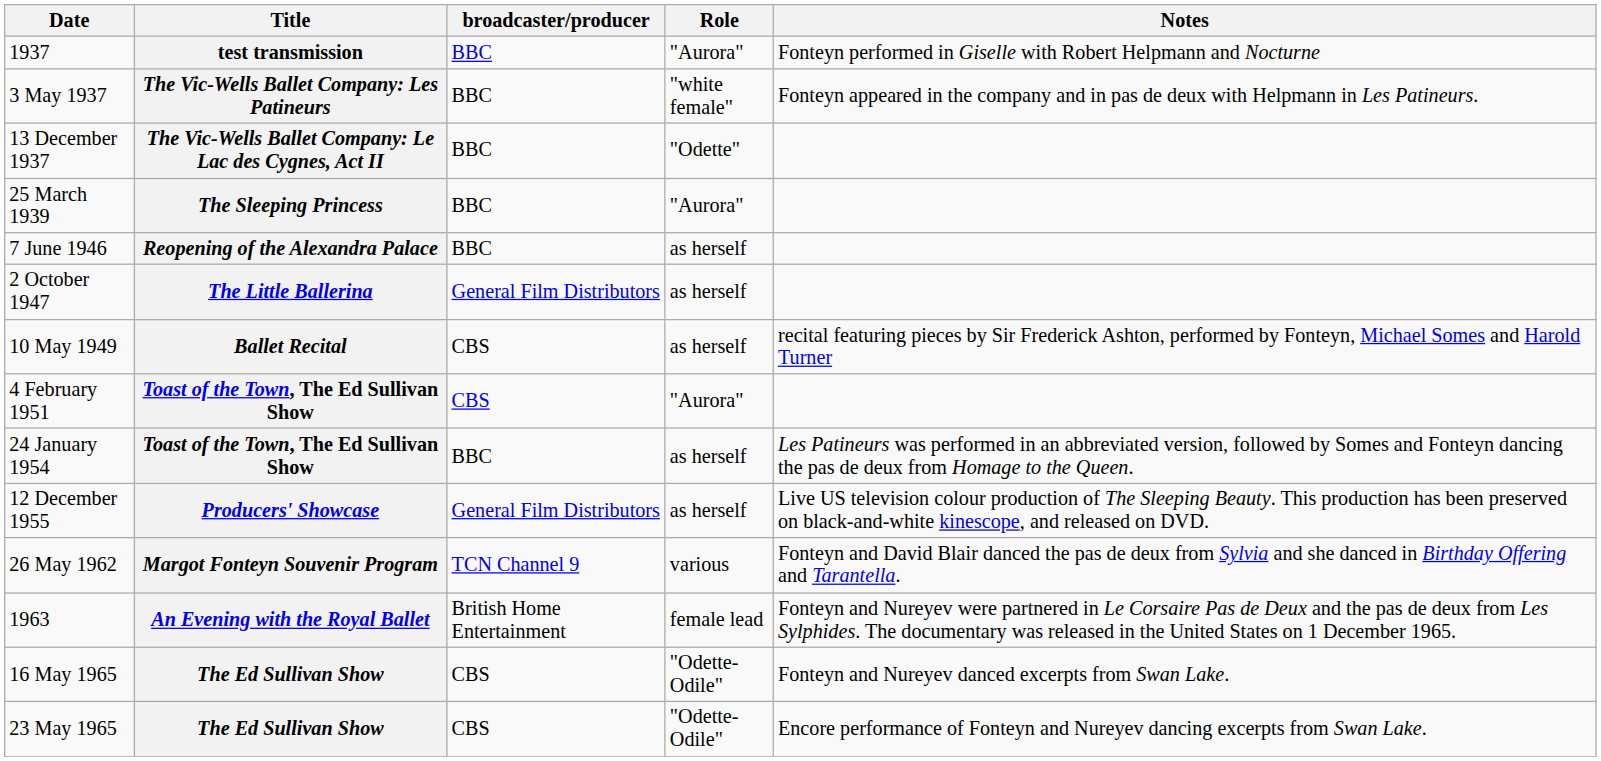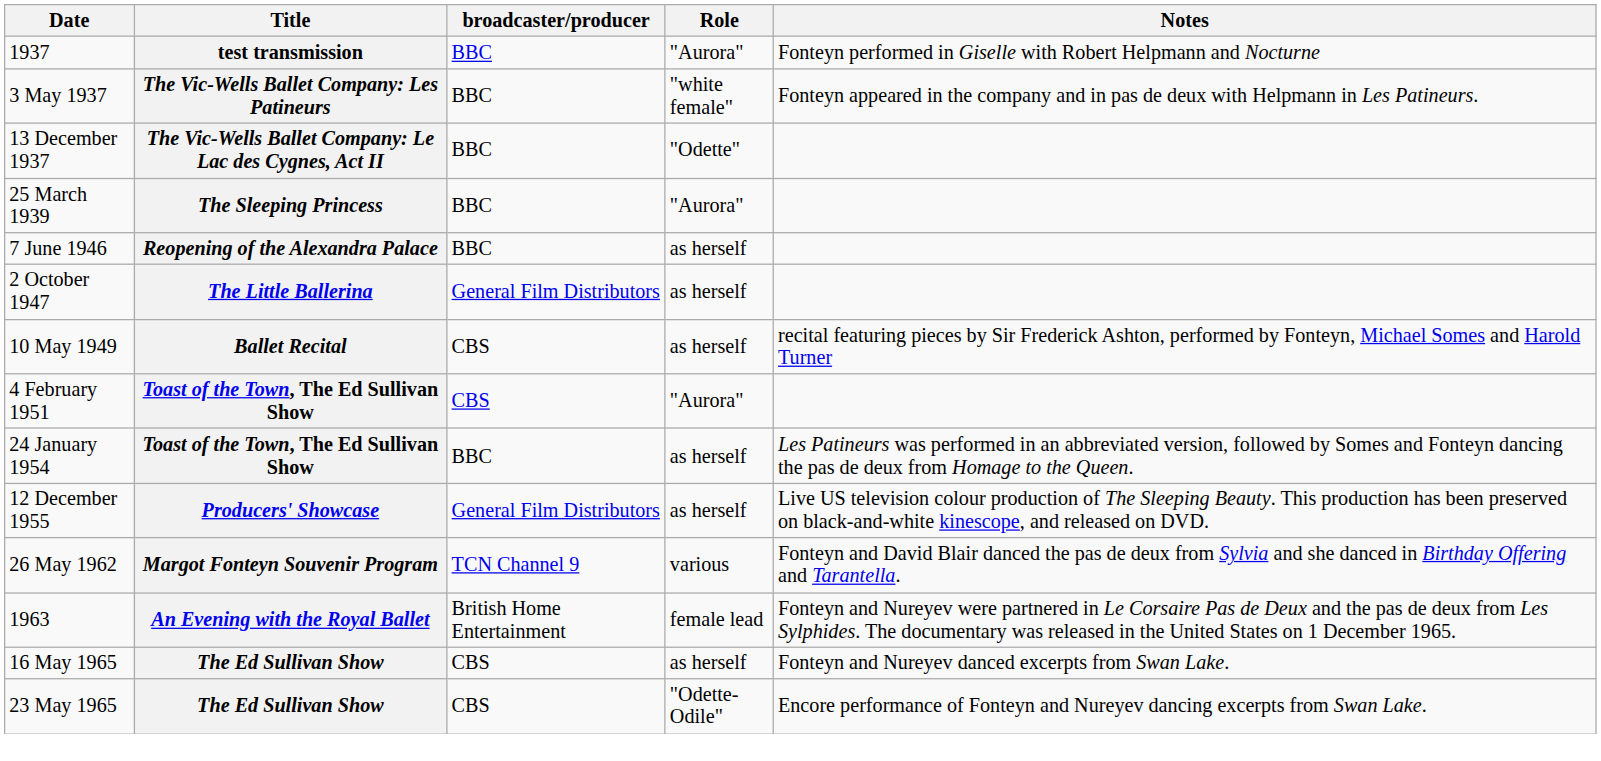(704, 674) "Odette-Odile" -> (708, 662) as herself
